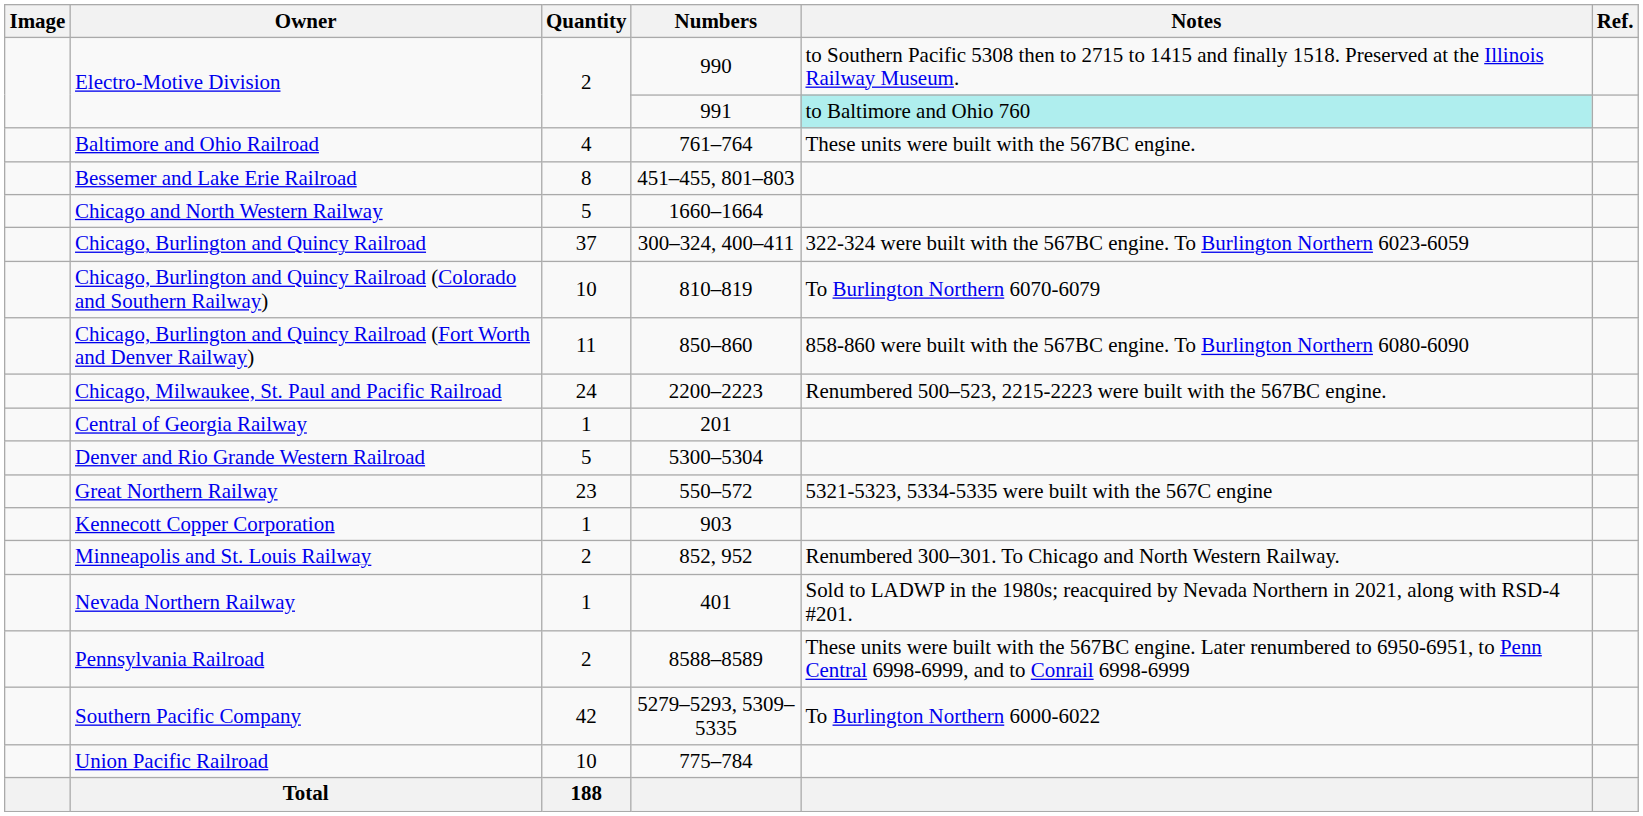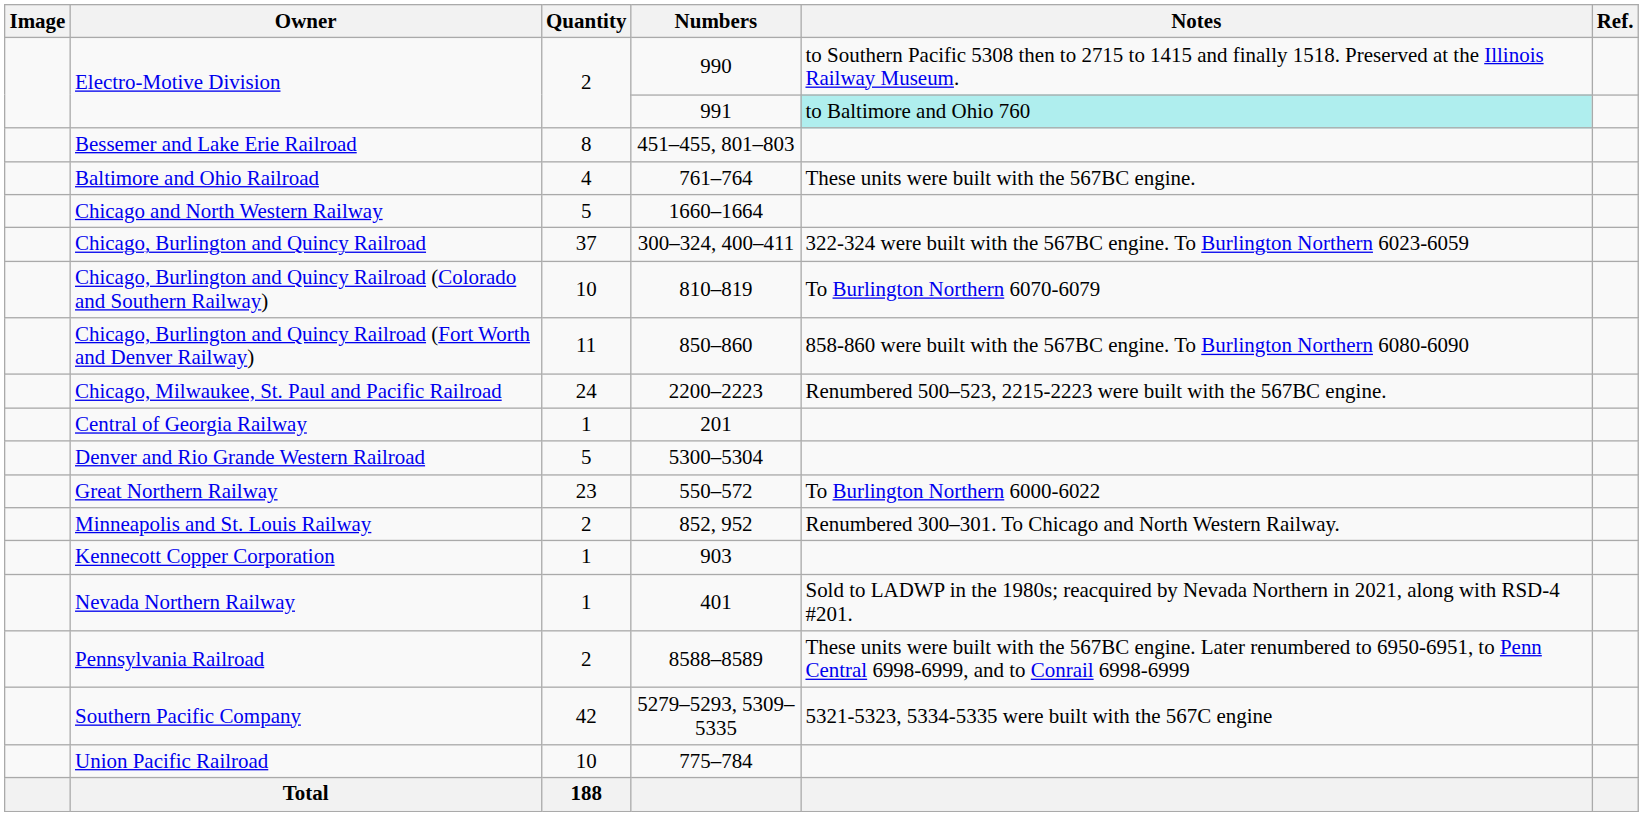rows swapped: (197, 144) <-> (216, 177)
(1039, 490) 5321-5323, 5334-5335 were built with the 567C engine -> (953, 490) To Burlington Northern 6000-6022
rows swapped: (205, 523) <-> (223, 557)
(953, 715) To Burlington Northern 6000-6022 -> (1039, 715) 5321-5323, 5334-5335 were built with the 567C engine
